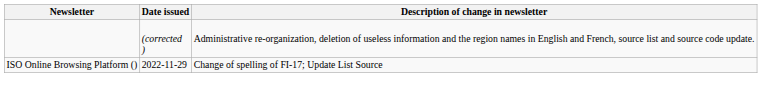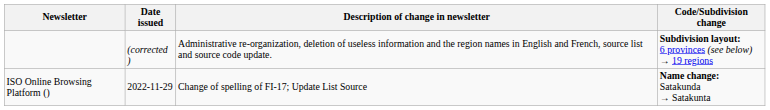+ column: (711, 17)
